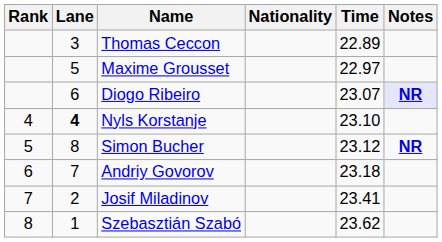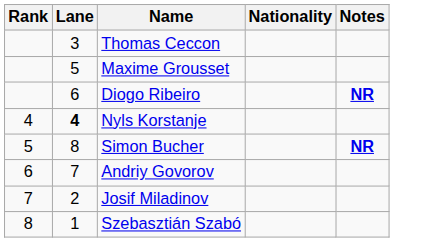- column: (360, 17)
(411, 95) lavender background -> (362, 95) no background
